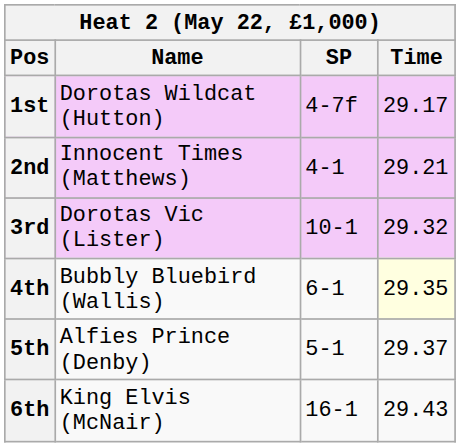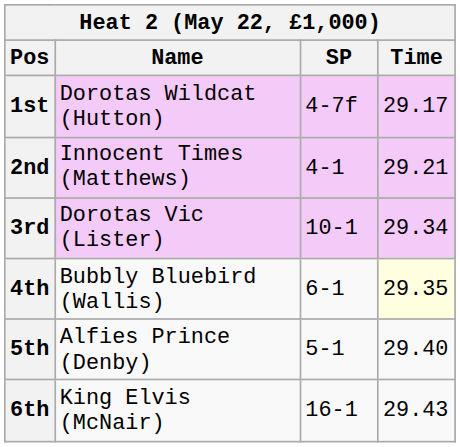(416, 228) 29.32 -> (416, 228) 29.34
(416, 350) 29.37 -> (416, 350) 29.40
